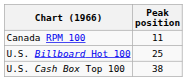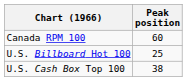(158, 38) 11 -> (158, 38) 60
